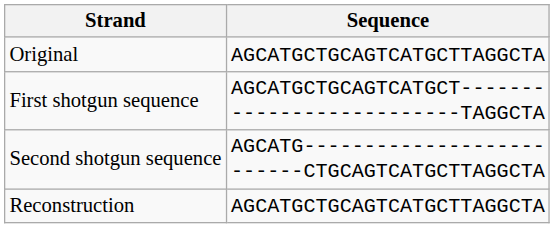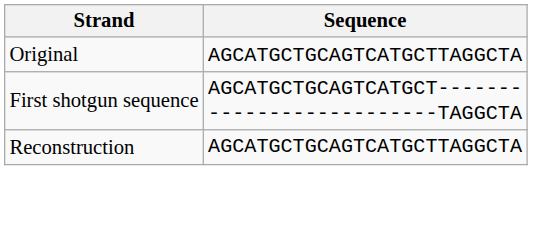- row: (115, 159)
